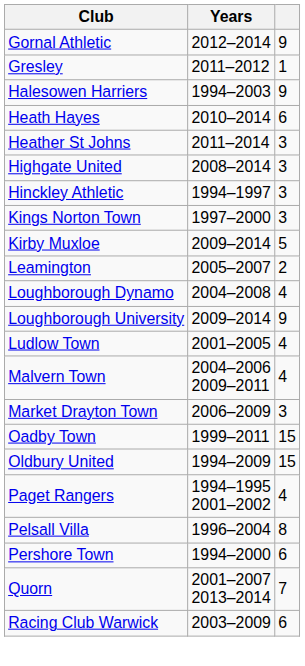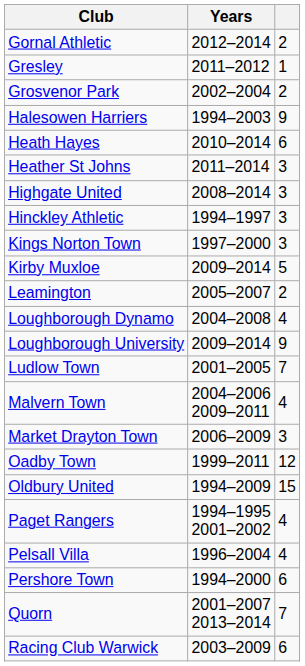(283, 42) 9 -> (283, 42) 2
+ row: (64, 92)
(283, 343) 4 -> (283, 368) 7
(287, 436) 15 -> (287, 461) 12
(283, 530) 8 -> (283, 555) 4
